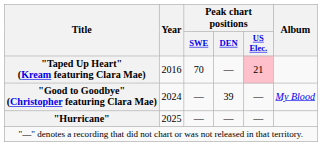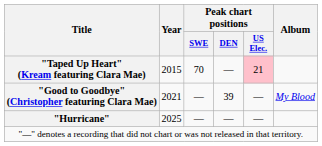(172, 69) 2016 -> (172, 69) 2015
(172, 97) 2024 -> (172, 97) 2021
